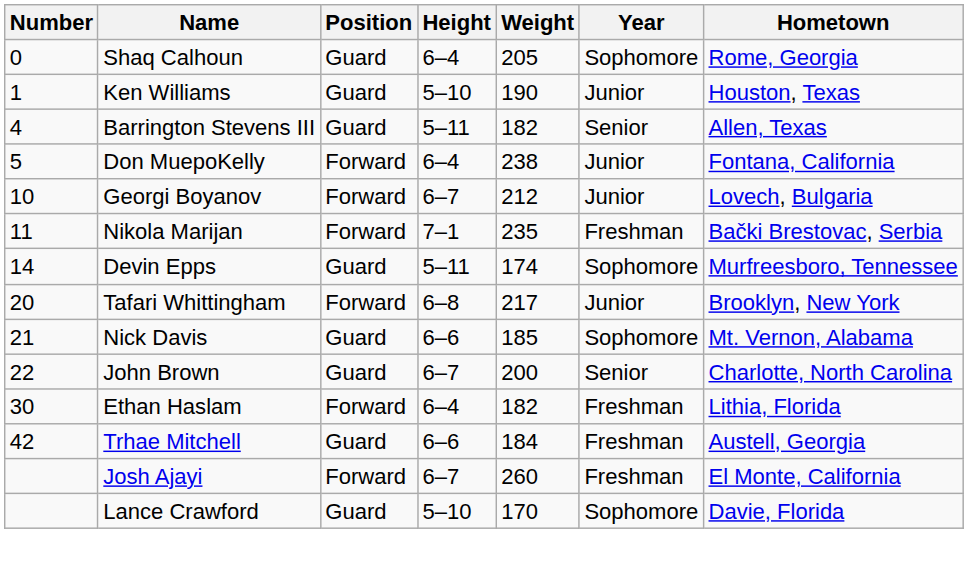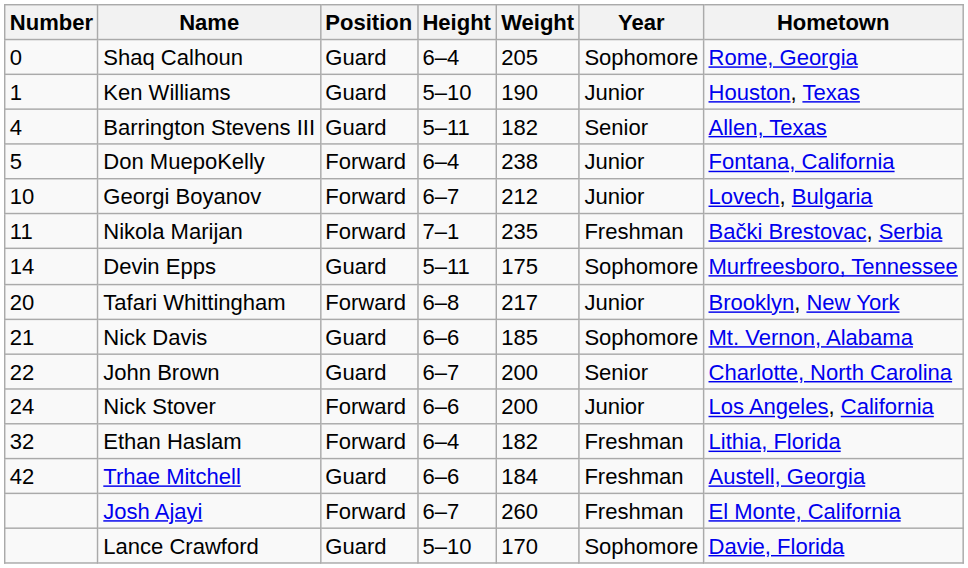(520, 267) 174 -> (520, 267) 175
+ row: (160, 406)
(22, 406) 30 -> (22, 441) 32
